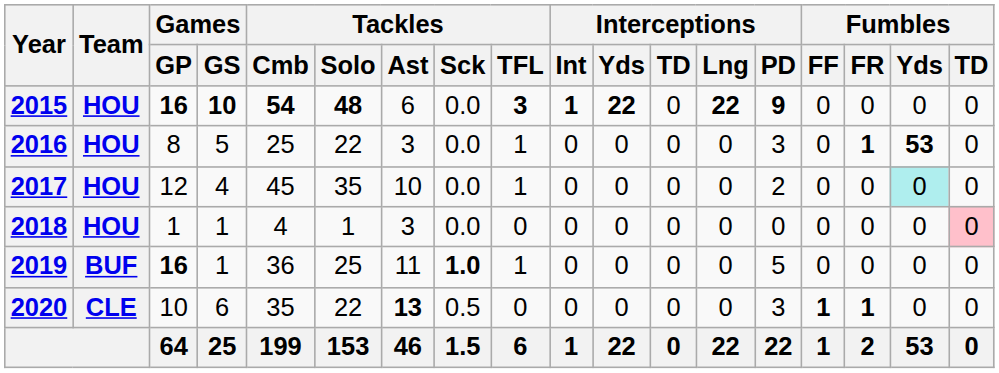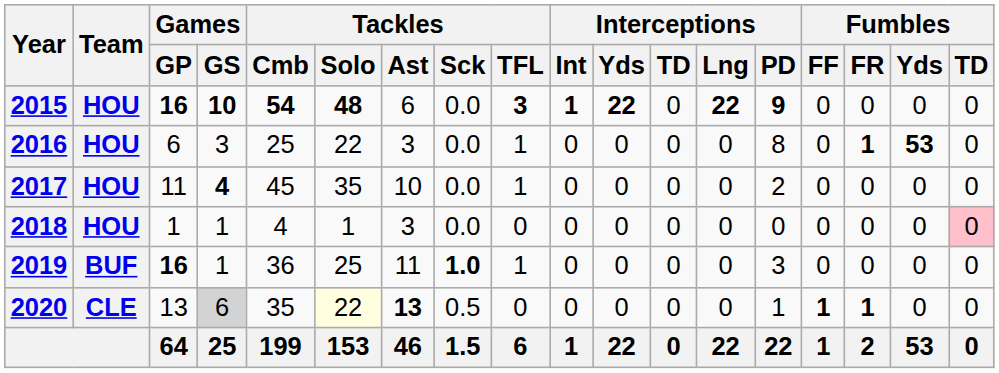(174, 145) 8 -> (174, 145) 6
(222, 145) 5 -> (222, 145) 3
(778, 145) 3 -> (778, 145) 8
(174, 186) 12 -> (174, 186) 11
(222, 186) normal -> (222, 186) bold
(919, 186) paleturquoise background -> (919, 186) no background
(778, 266) 5 -> (778, 266) 3
(174, 307) 10 -> (174, 307) 13
(222, 307) no background -> (222, 307) lightgrey background
(348, 307) no background -> (348, 307) lightyellow background
(778, 307) 3 -> (778, 307) 1
